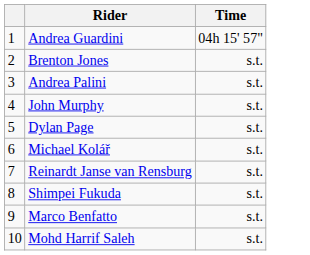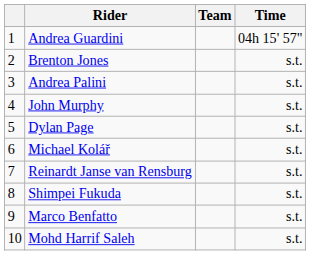+ column: (215, 15)
